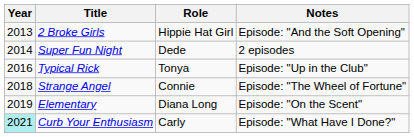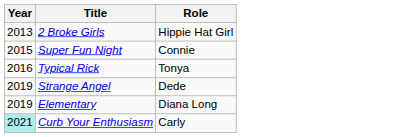- column: (322, 13)
(20, 50) 2014 -> (20, 50) 2015
(172, 50) Dede -> (177, 50) Connie
(20, 86) 2018 -> (20, 86) 2019
(177, 86) Connie -> (172, 86) Dede
